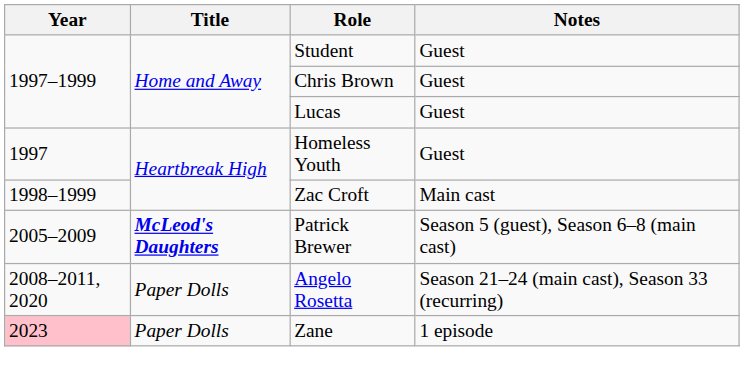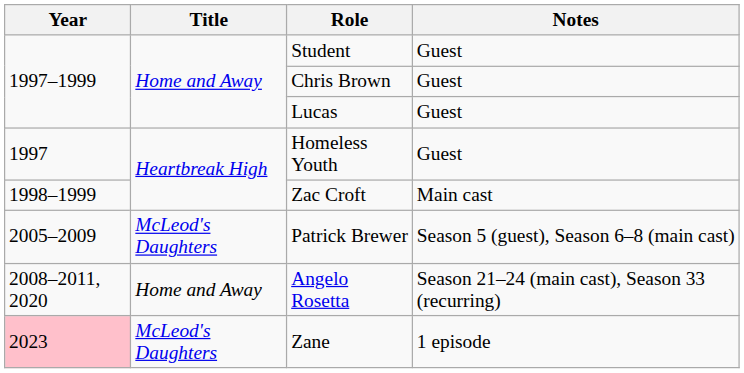(177, 236) bold -> (176, 236) normal
(182, 289) Paper Dolls -> (199, 289) Home and Away
(182, 330) Paper Dolls -> (176, 341) McLeod's Daughters
